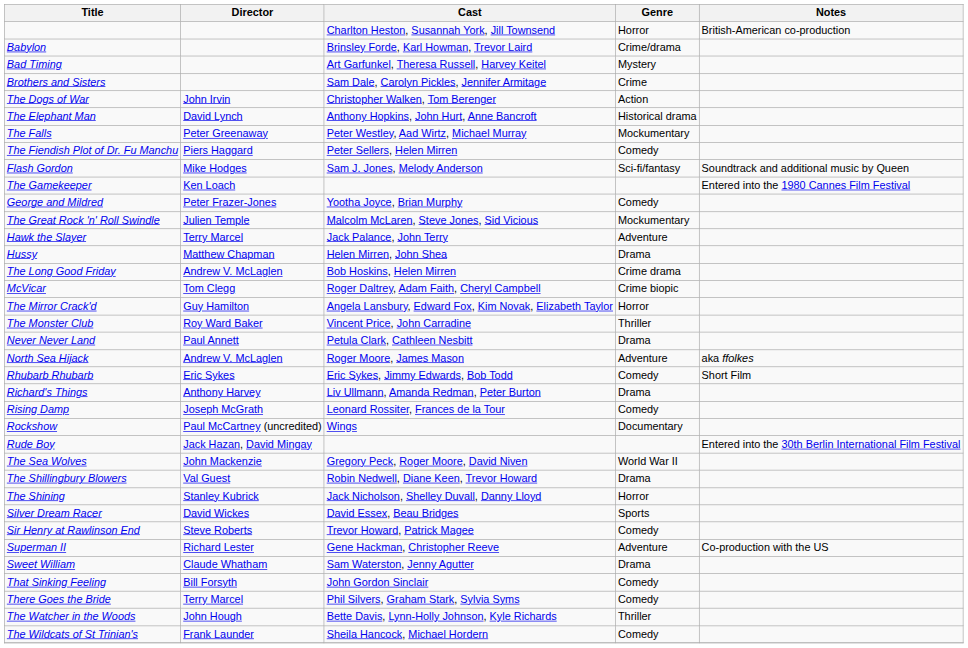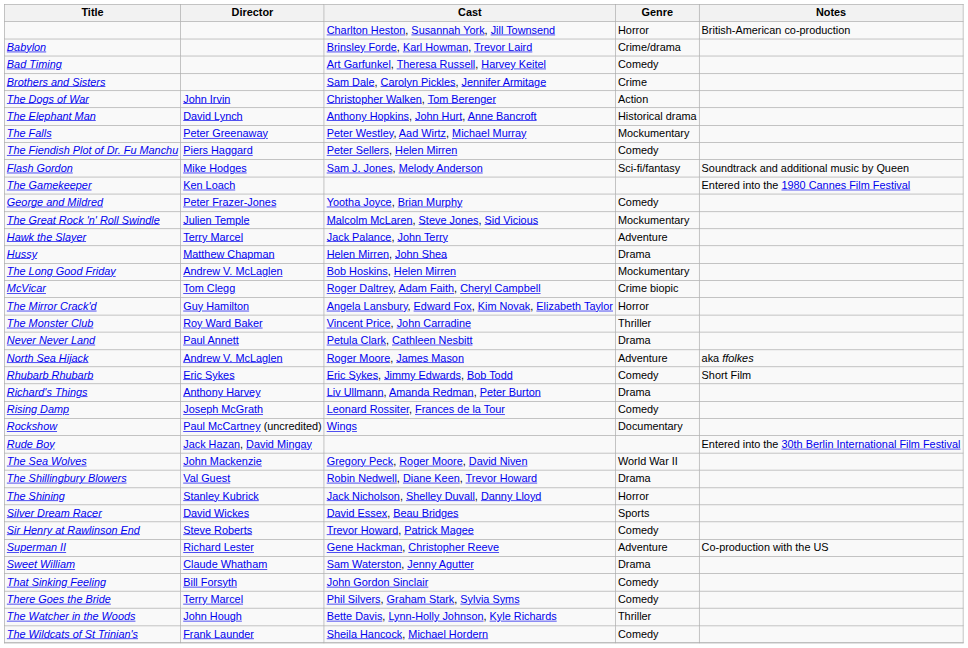(637, 64) Mystery -> (638, 64) Comedy
(649, 271) Crime drama -> (654, 271) Mockumentary
